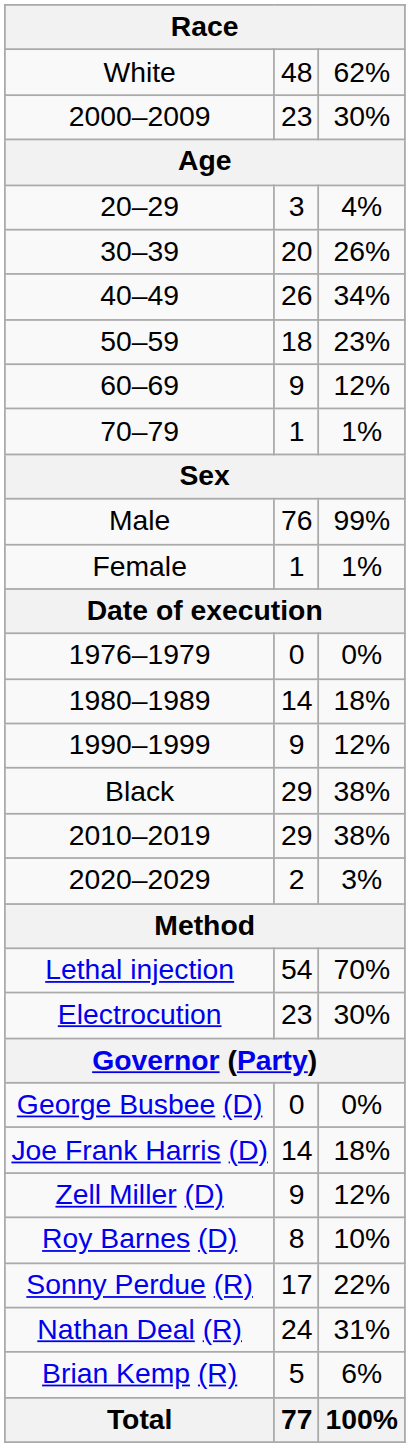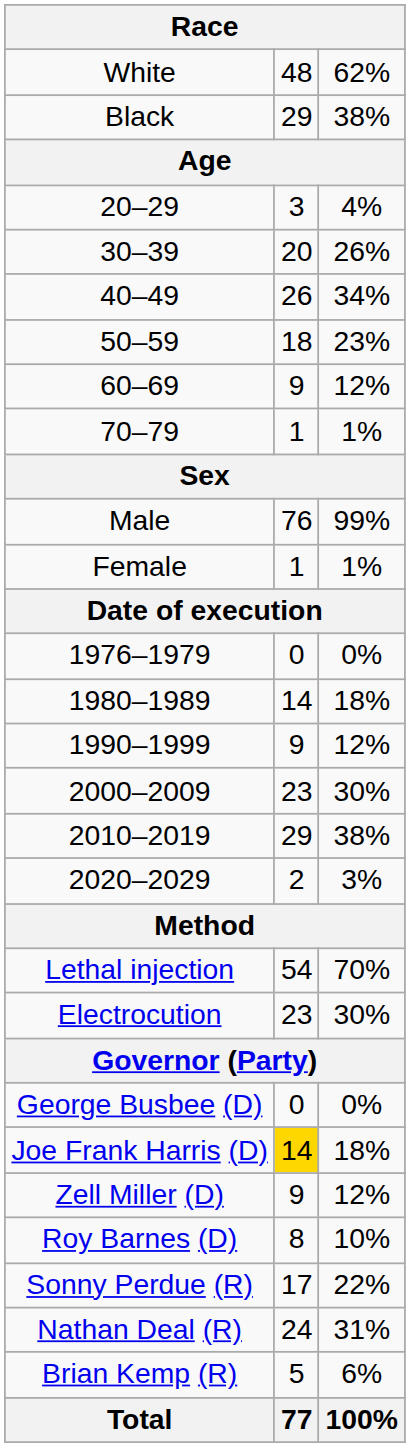rows swapped: (140, 790) <-> (140, 116)
(297, 1149) no background -> (297, 1149) gold background
